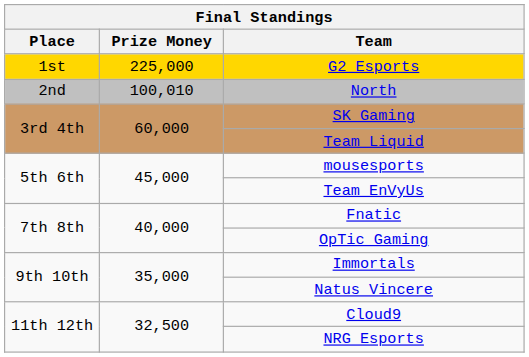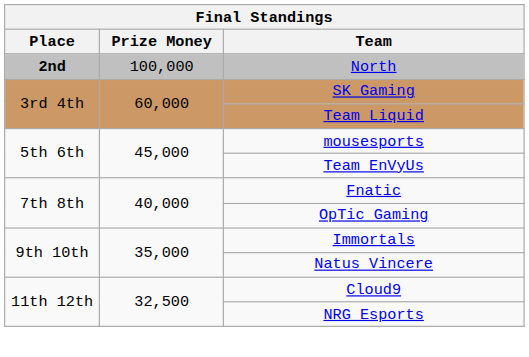- row: (374, 67)
(52, 91) normal -> (52, 67) bold
(162, 91) 100,010 -> (162, 67) 100,000
